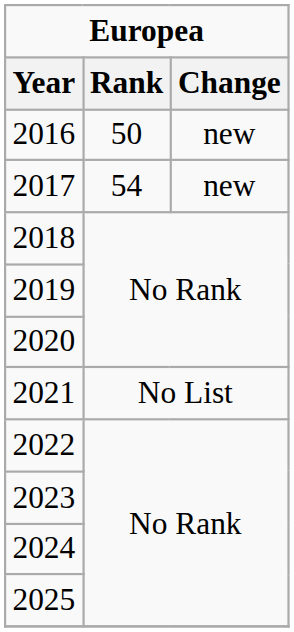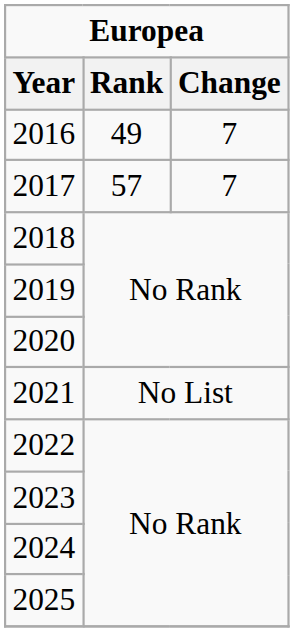(127, 134) 50 -> (127, 134) 49
(229, 134) new -> (229, 134) 7
(127, 186) 54 -> (127, 186) 57
(229, 186) new -> (229, 186) 7
